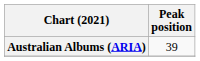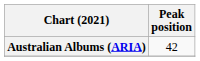(172, 46) 39 -> (172, 46) 42
